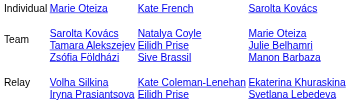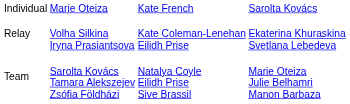rows swapped: (16, 40) <-> (17, 83)
